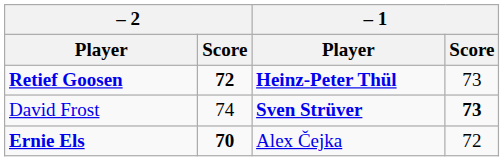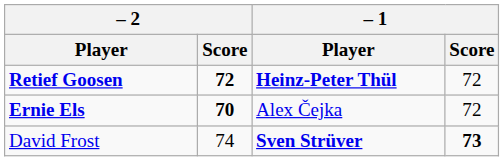(472, 79) 73 -> (472, 79) 72
rows swapped: (54, 110) <-> (47, 140)
